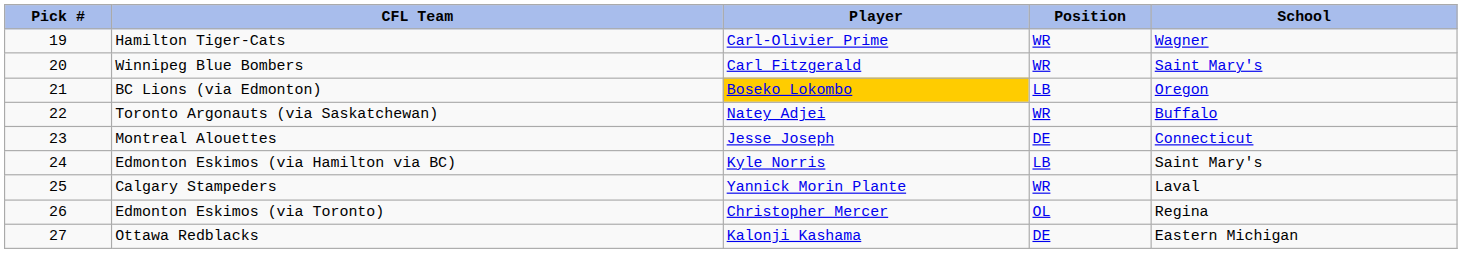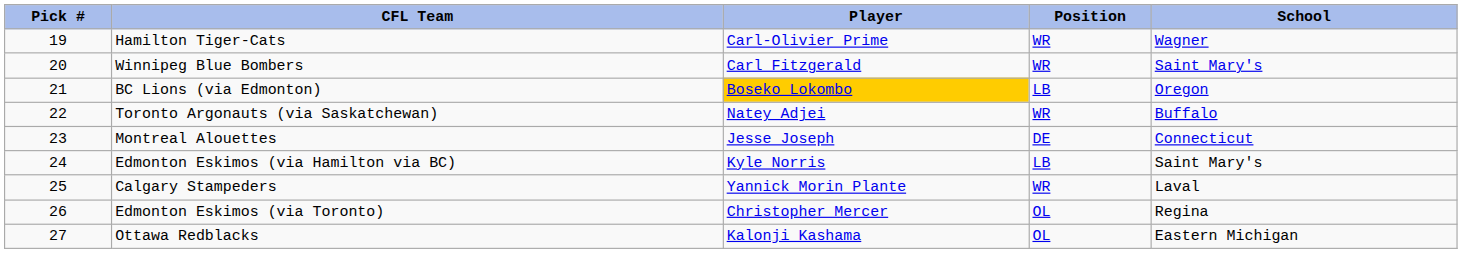(1041, 236) DE -> (1041, 236) OL
